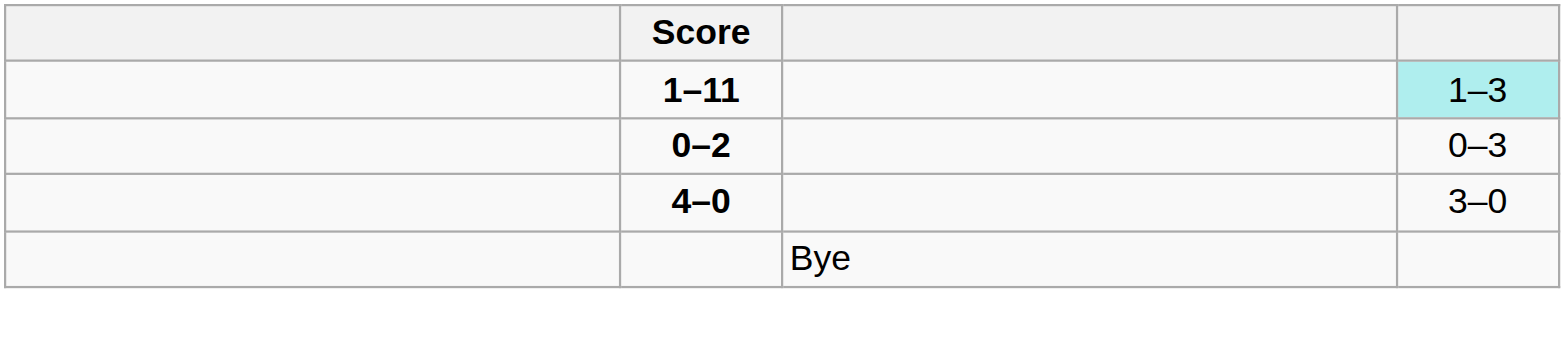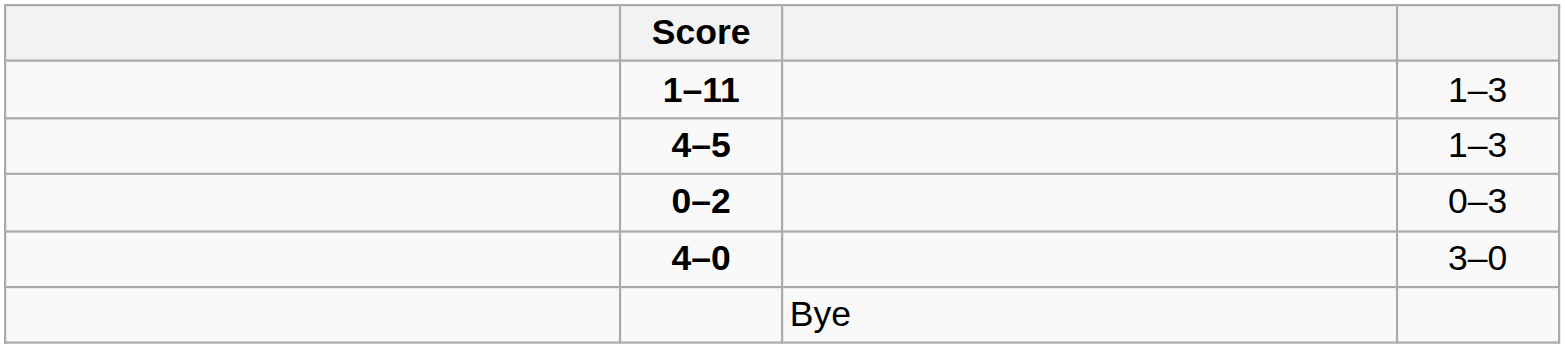(1478, 88) paleturquoise background -> (1478, 88) no background
+ row: (701, 145)
